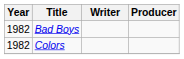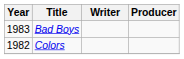(18, 29) 1982 -> (18, 29) 1983
